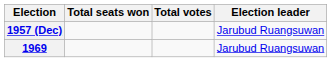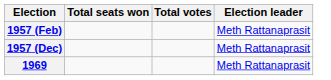+ row: (35, 30)
(271, 30) Jarubud Ruangsuwan -> (263, 48) Meth Rattanaprasit
(271, 48) Jarubud Ruangsuwan -> (263, 65) Meth Rattanaprasit
